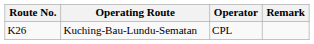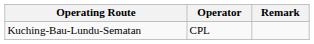- column: (33, 13)
